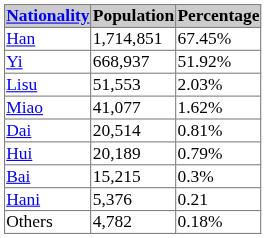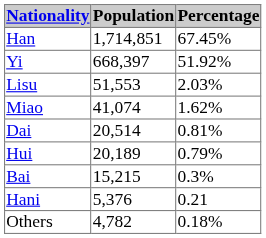(121, 61) 668,937 -> (121, 61) 668,397
(117, 107) 41,077 -> (117, 107) 41,074
